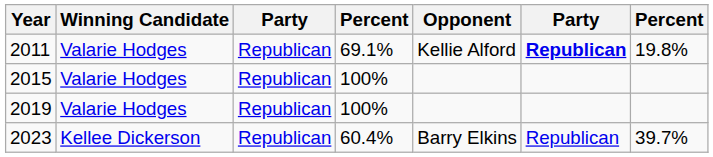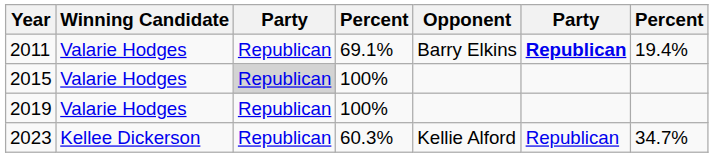(467, 49) Kellie Alford -> (467, 49) Barry Elkins
(662, 49) 19.8% -> (662, 49) 19.4%
(285, 79) no background -> (285, 79) lightgrey background
(367, 138) 60.4% -> (367, 138) 60.3%
(467, 138) Barry Elkins -> (467, 138) Kellie Alford
(662, 138) 39.7% -> (662, 138) 34.7%
